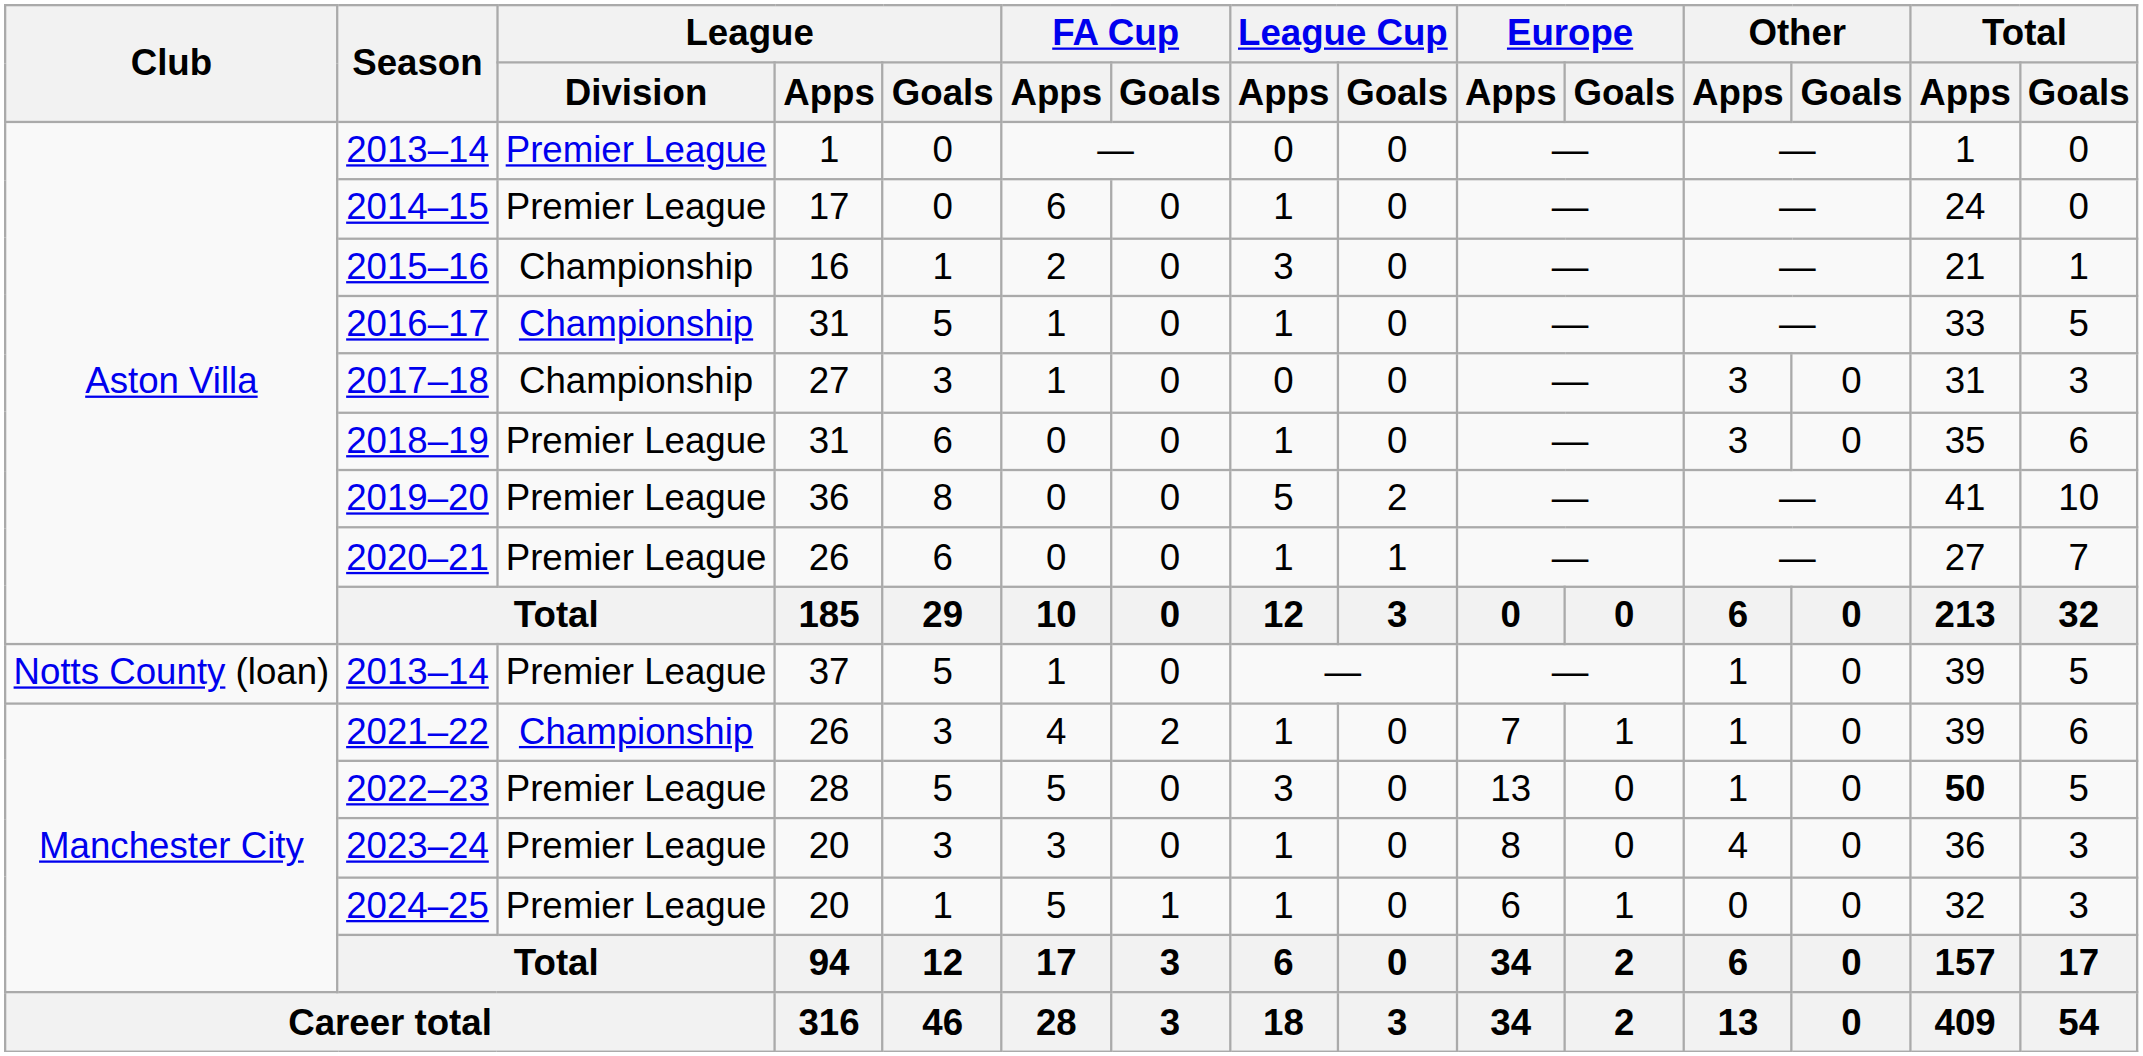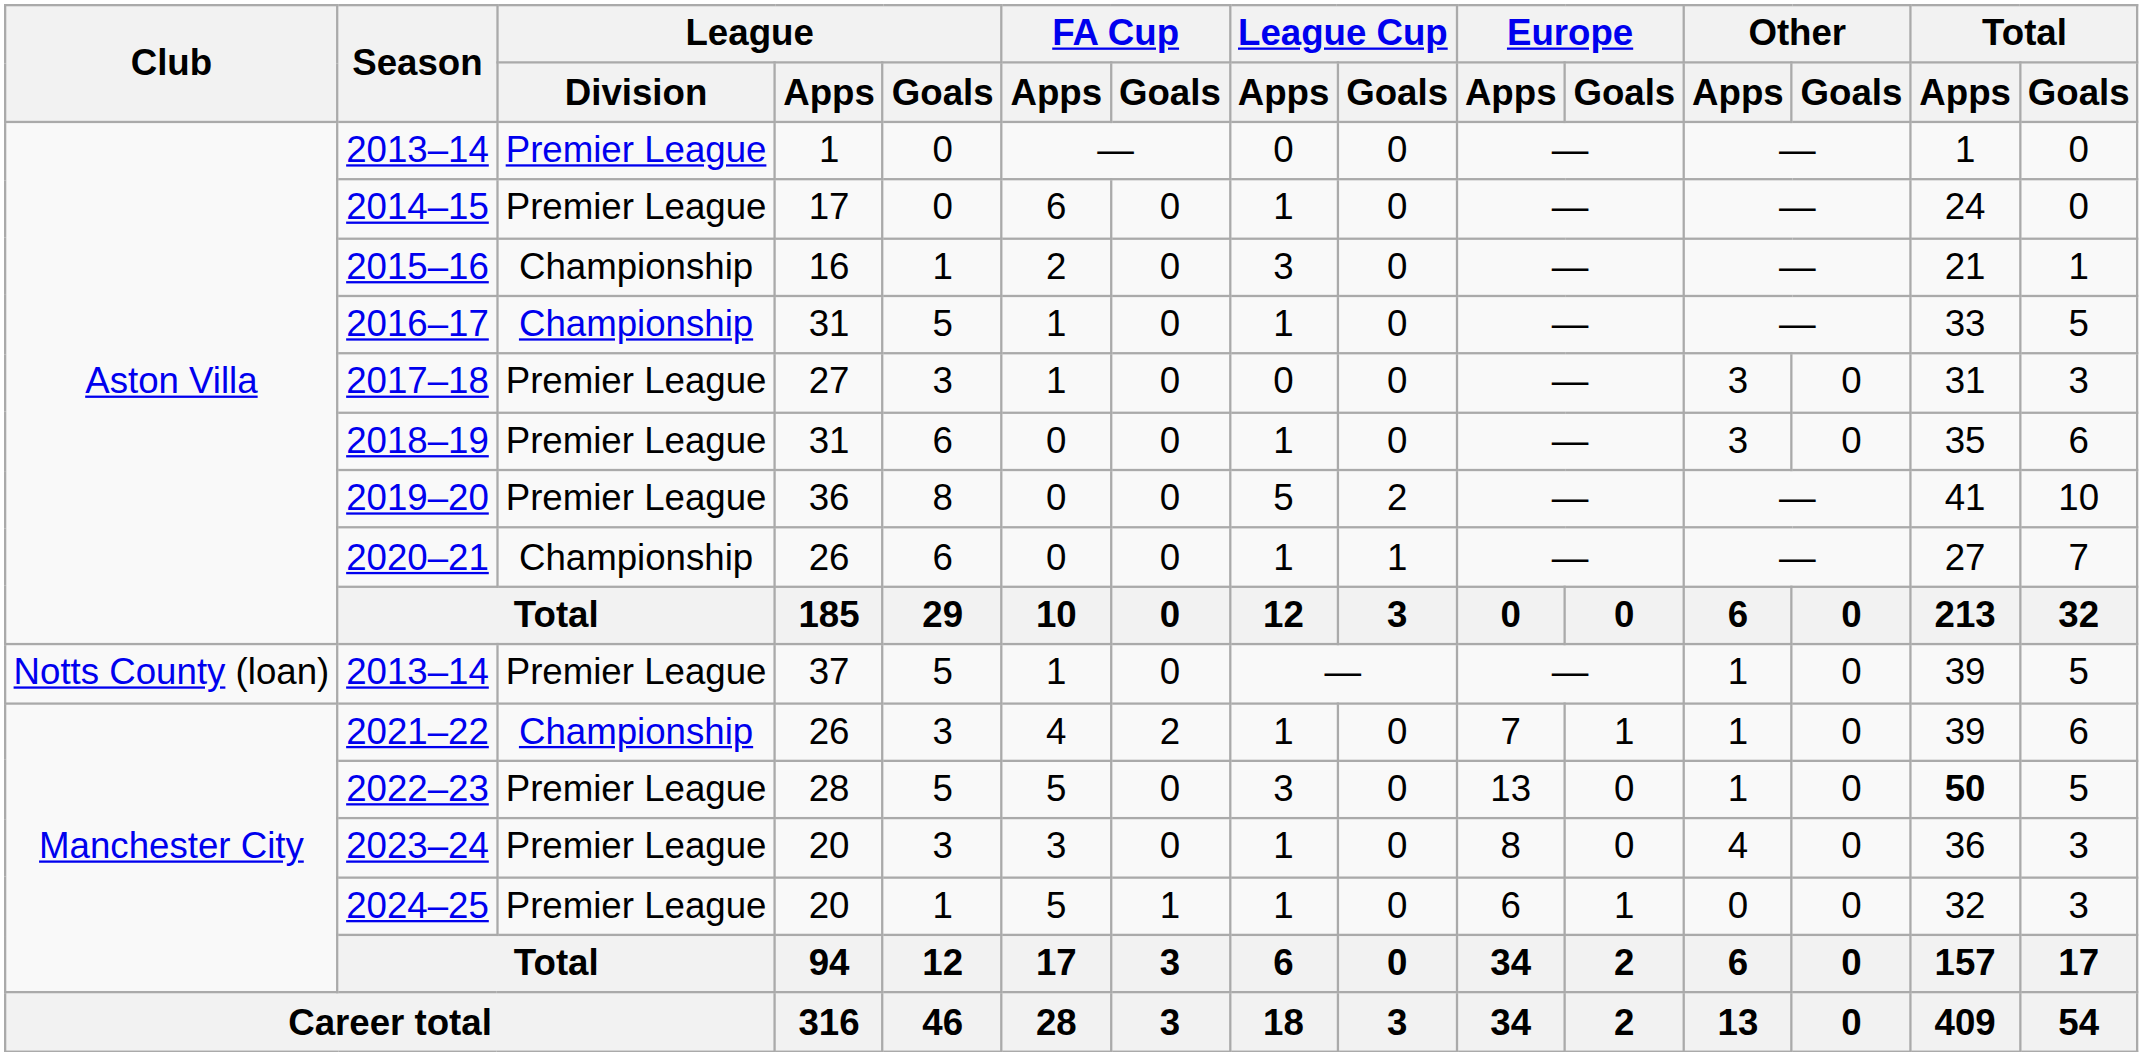(636, 382) Championship -> (636, 382) Premier League
(636, 556) Premier League -> (636, 556) Championship
